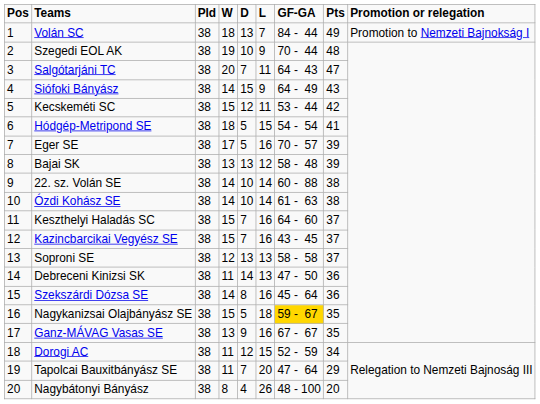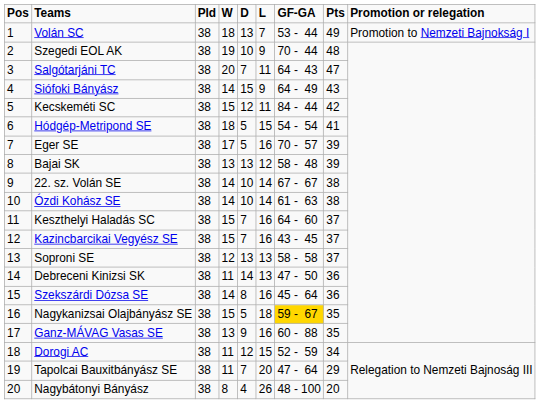(298, 32) 84 - 44 -> (298, 32) 53 - 44
(298, 107) 53 - 44 -> (298, 107) 84 - 44
(298, 182) 60 - 88 -> (298, 182) 67 - 67
(298, 333) 67 - 67 -> (298, 333) 60 - 88
